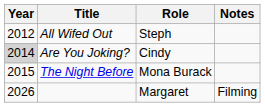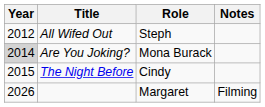(155, 53) Cindy -> (175, 53) Mona Burack
(175, 72) Mona Burack -> (155, 72) Cindy
